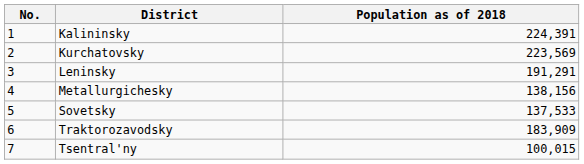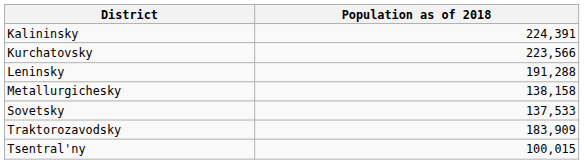- column: (30, 14)
(551, 53) 223,569 -> (551, 53) 223,566
(551, 72) 191,291 -> (551, 72) 191,288
(551, 91) 138,156 -> (551, 91) 138,158
